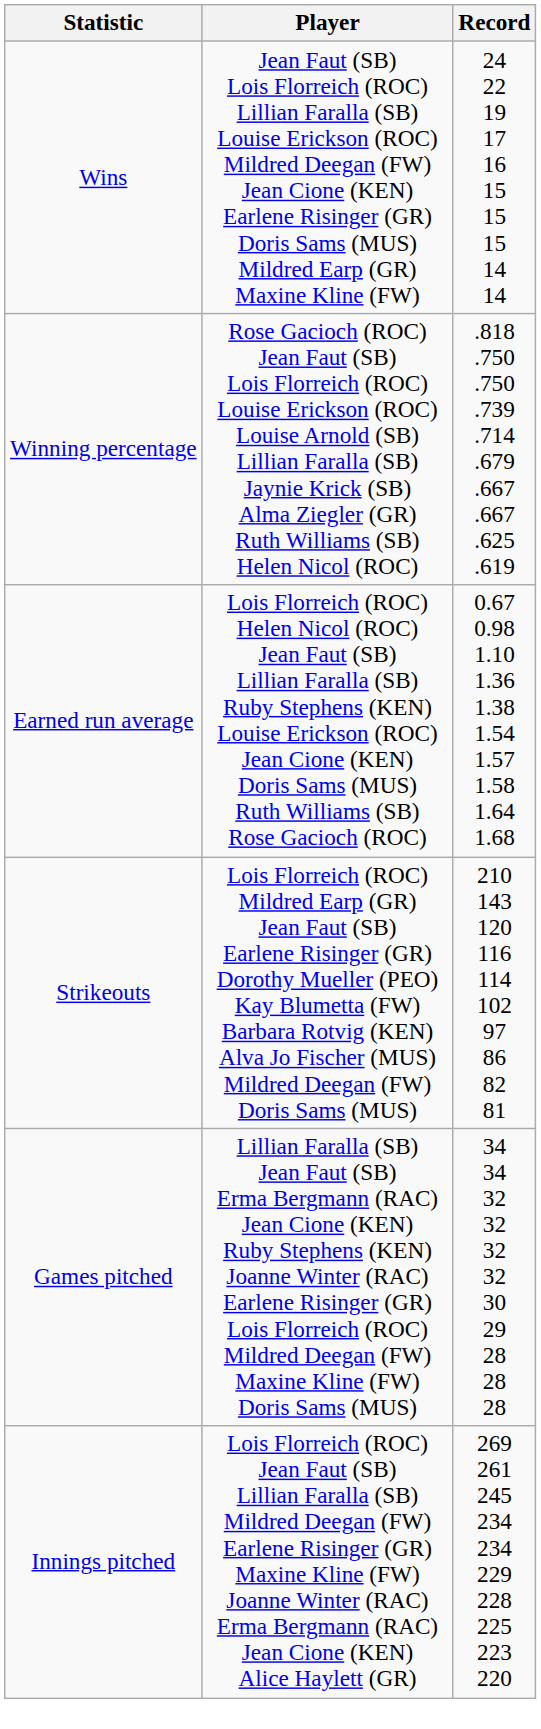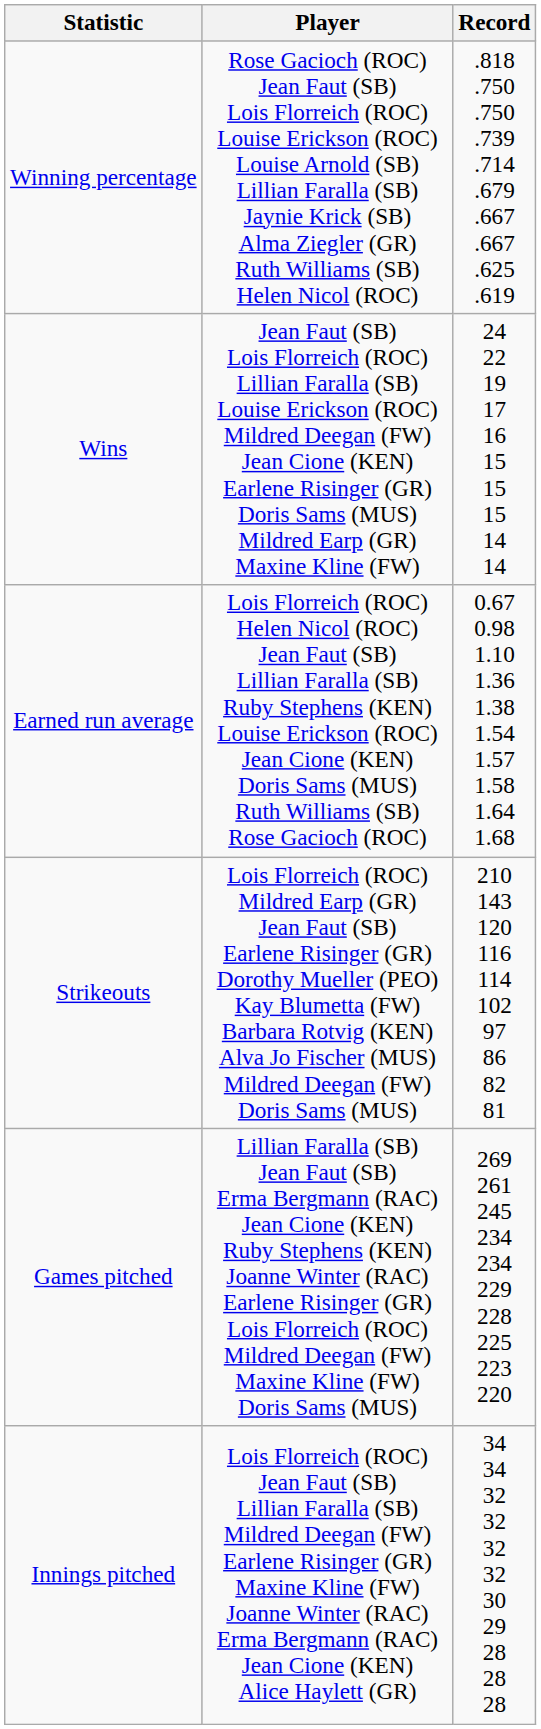rows swapped: (103, 177) <-> (103, 448)
(494, 1276) 34 34 32 32 32 32 30 29 28 28 28 -> (494, 1276) 269 261 245 234 234 229 228 225 223 220
(494, 1561) 269 261 245 234 234 229 228 225 223 220 -> (494, 1574) 34 34 32 32 32 32 30 29 28 28 28
